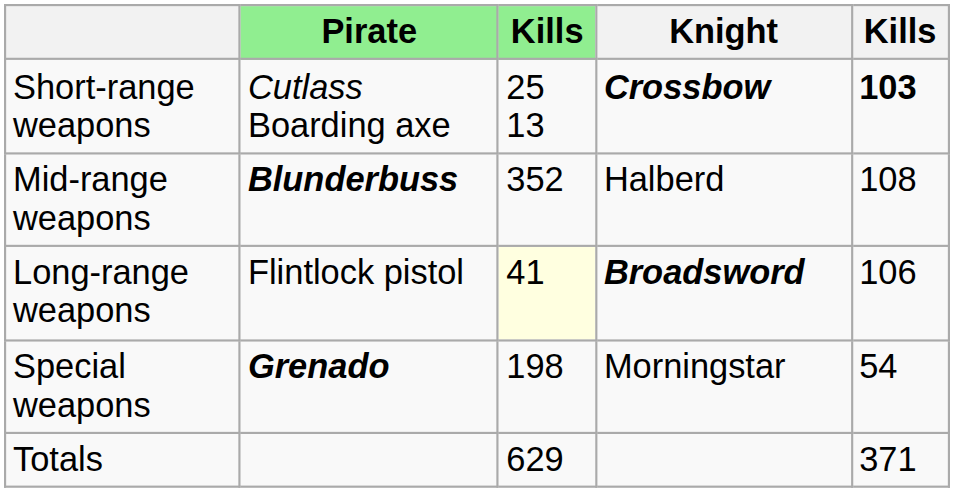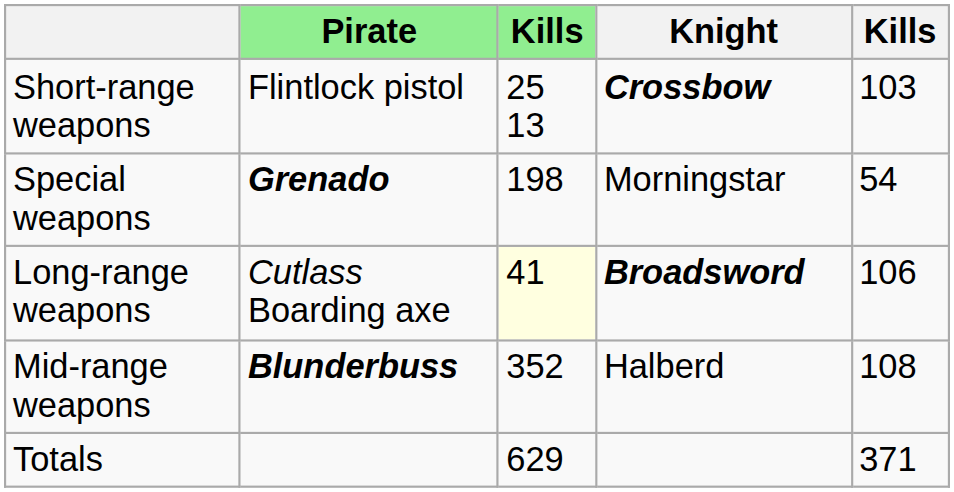(349, 105) Cutlass Boarding axe -> (356, 86) Flintlock pistol
(888, 86) bold -> (888, 86) normal
rows swapped: (90, 198) <-> (82, 385)
(356, 272) Flintlock pistol -> (349, 292) Cutlass Boarding axe
